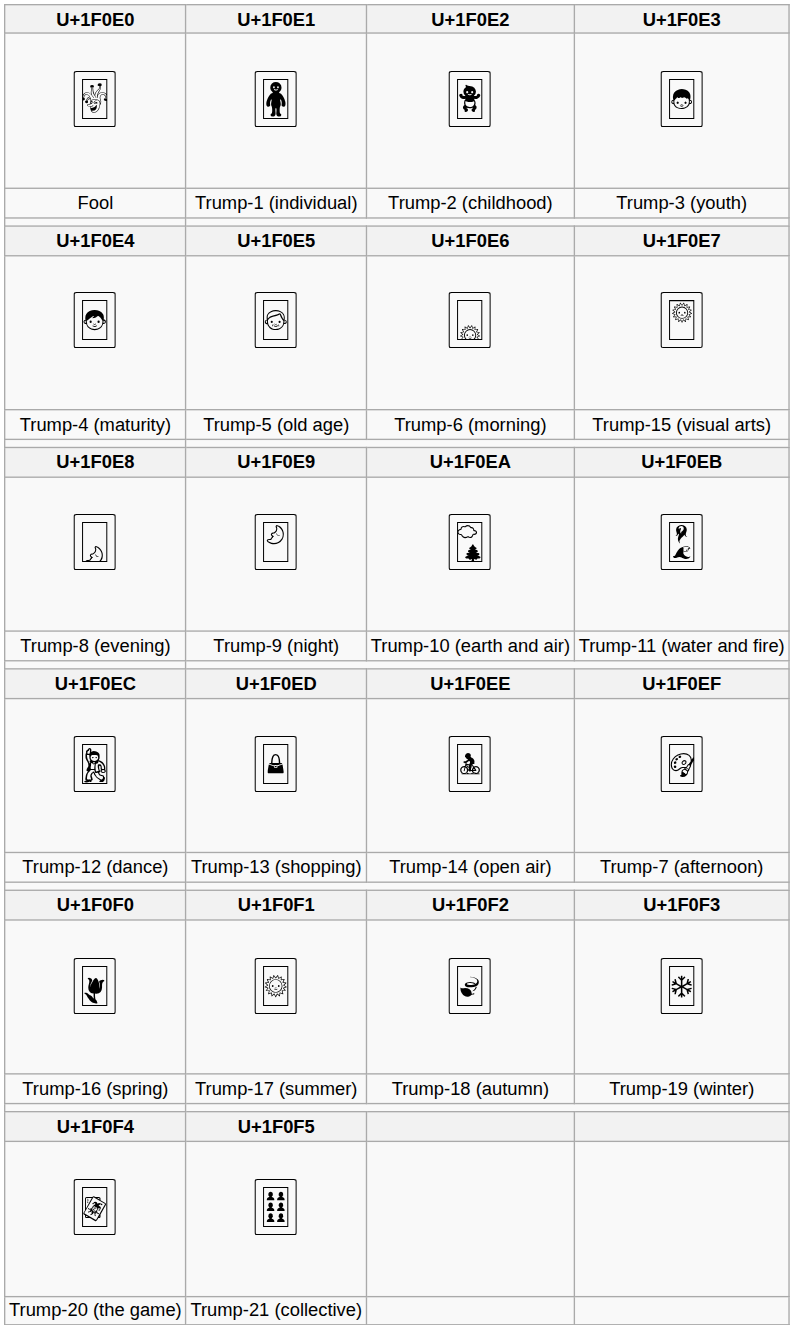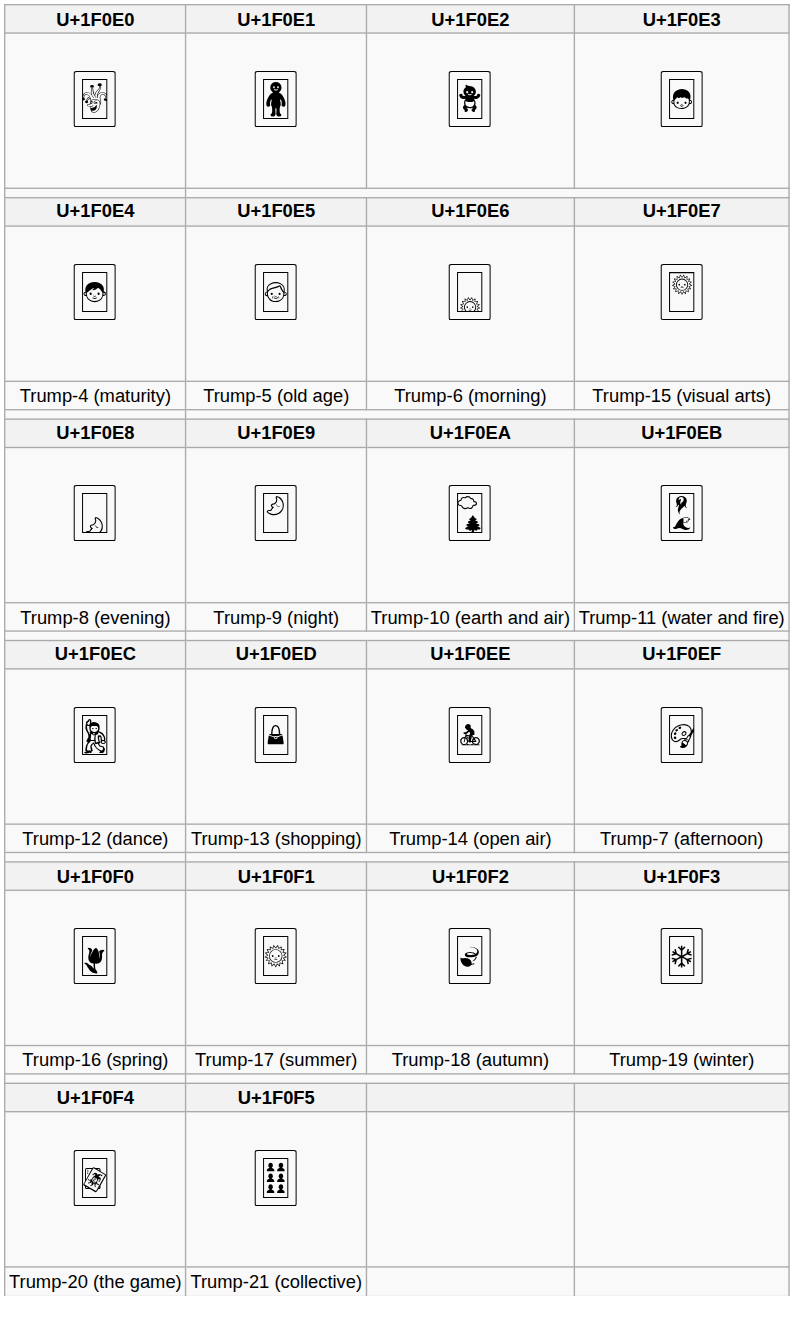- row: (95, 203)
